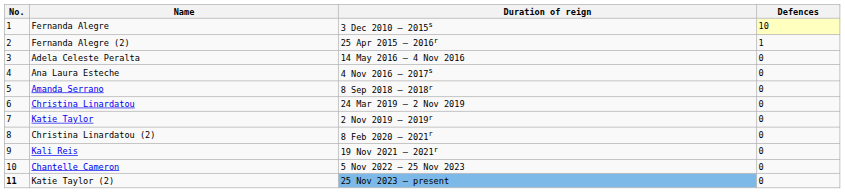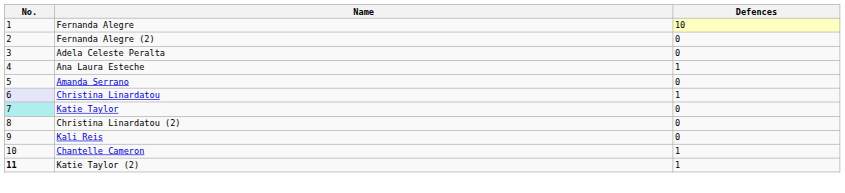- column: (548, 11)
(761, 43) 1 -> (678, 39) 0
(761, 73) 0 -> (678, 67) 1
(9, 104) no background -> (9, 95) lavender background
(761, 104) 0 -> (678, 95) 1
(9, 119) no background -> (9, 109) paleturquoise background
(761, 167) 0 -> (678, 151) 1
(761, 181) 0 -> (678, 165) 1
